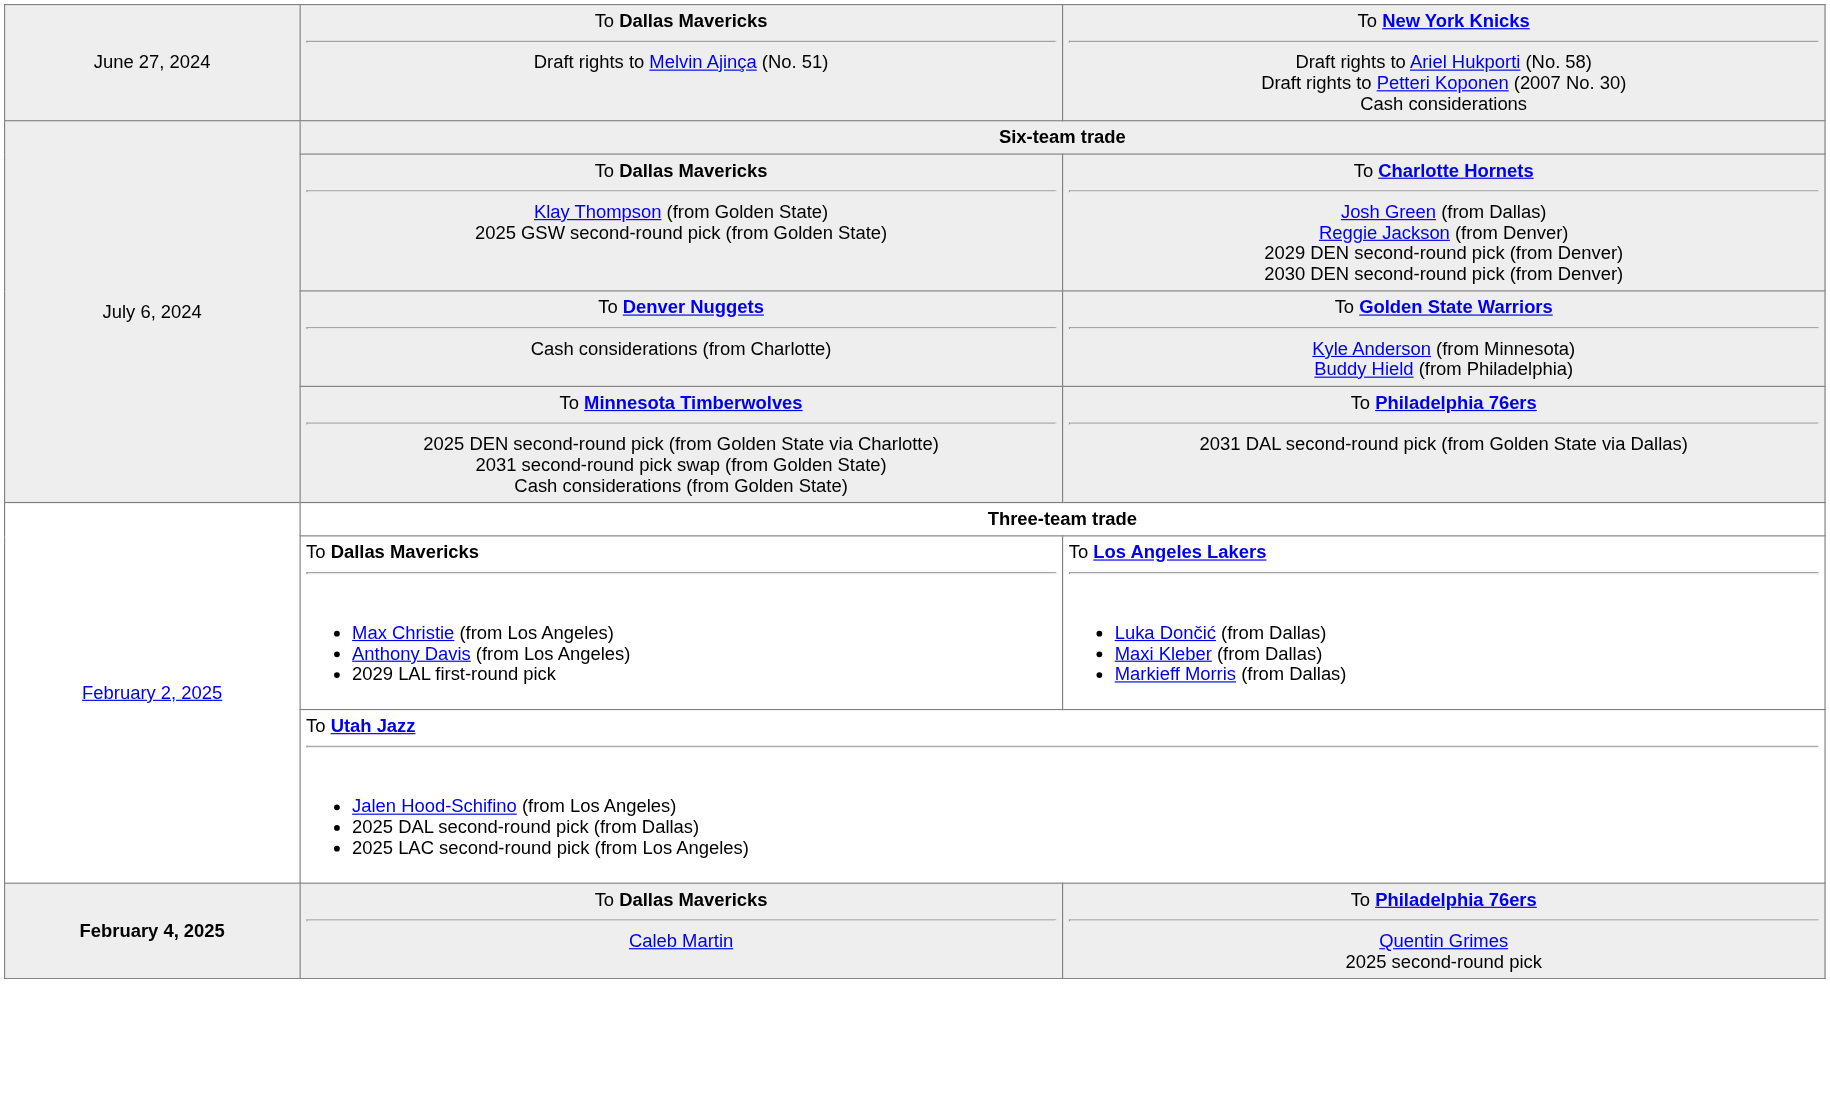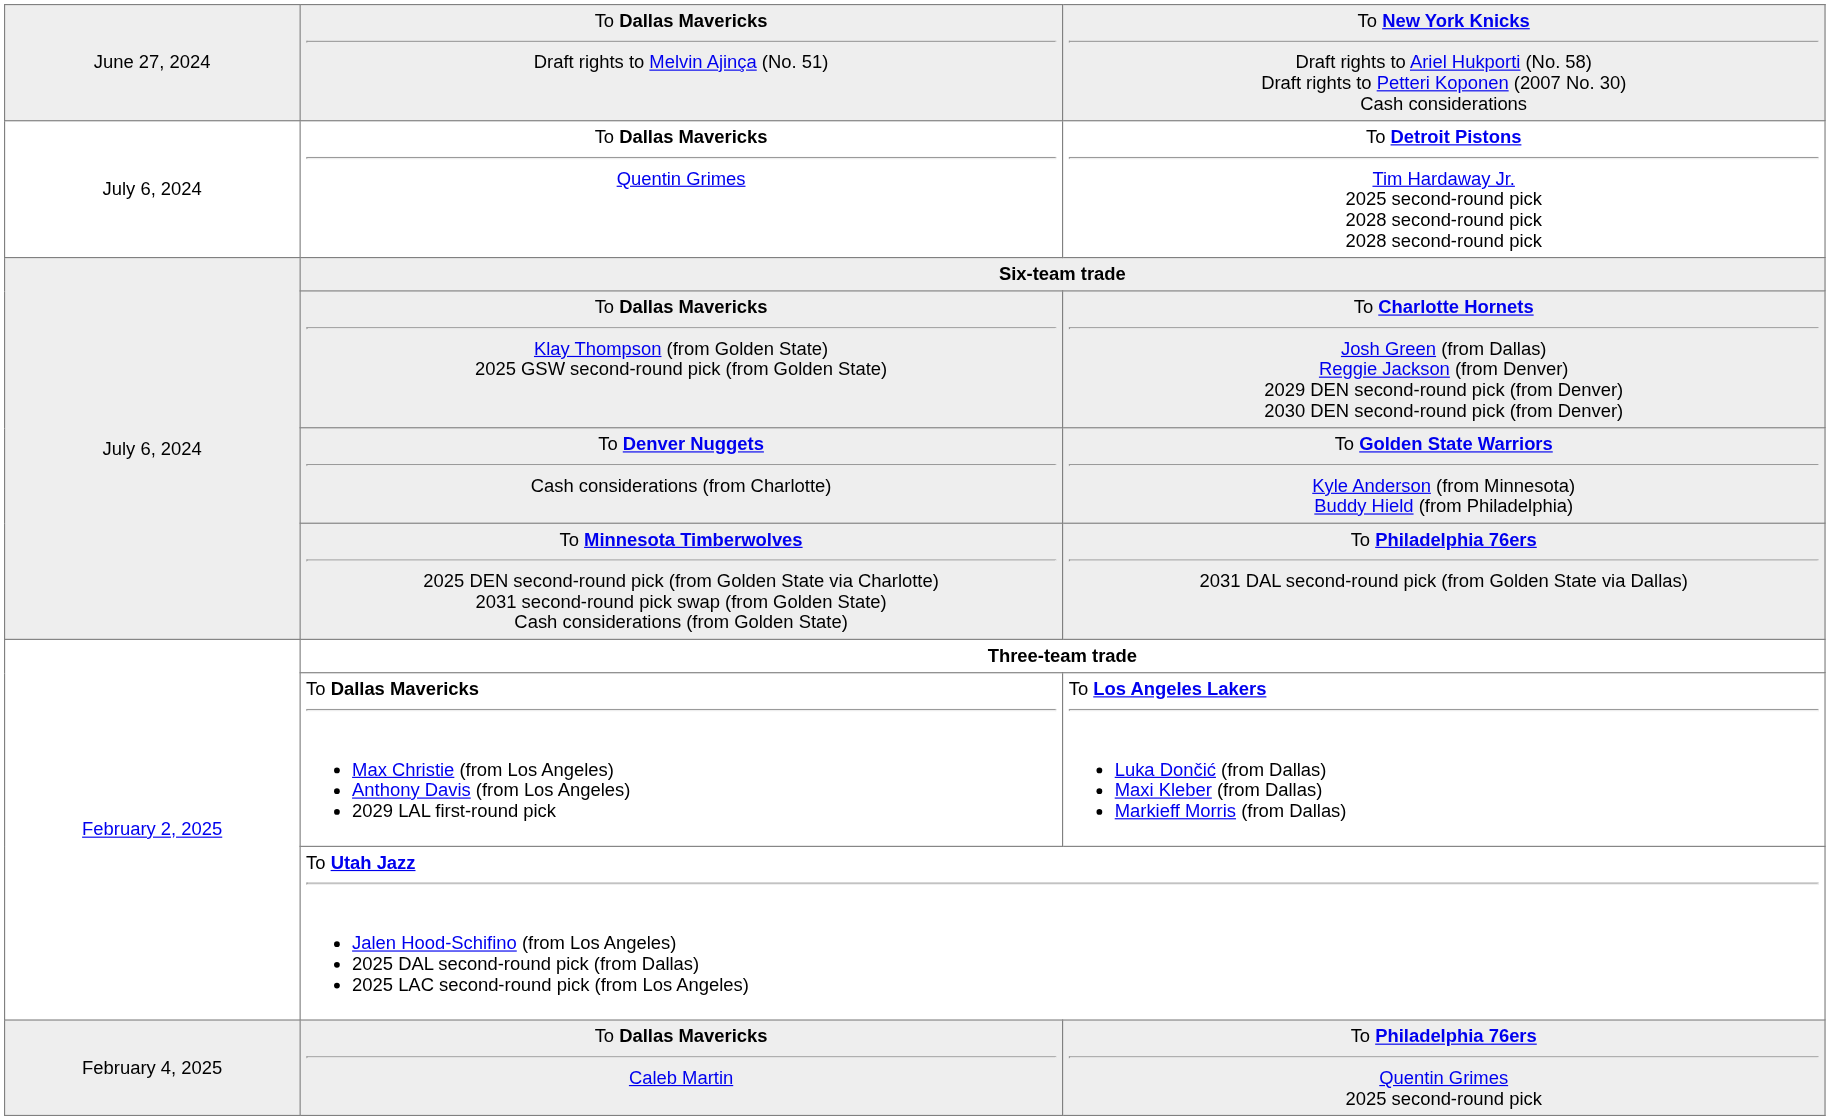+ row: (681, 158)
(152, 930) bold -> (152, 1067) normal
